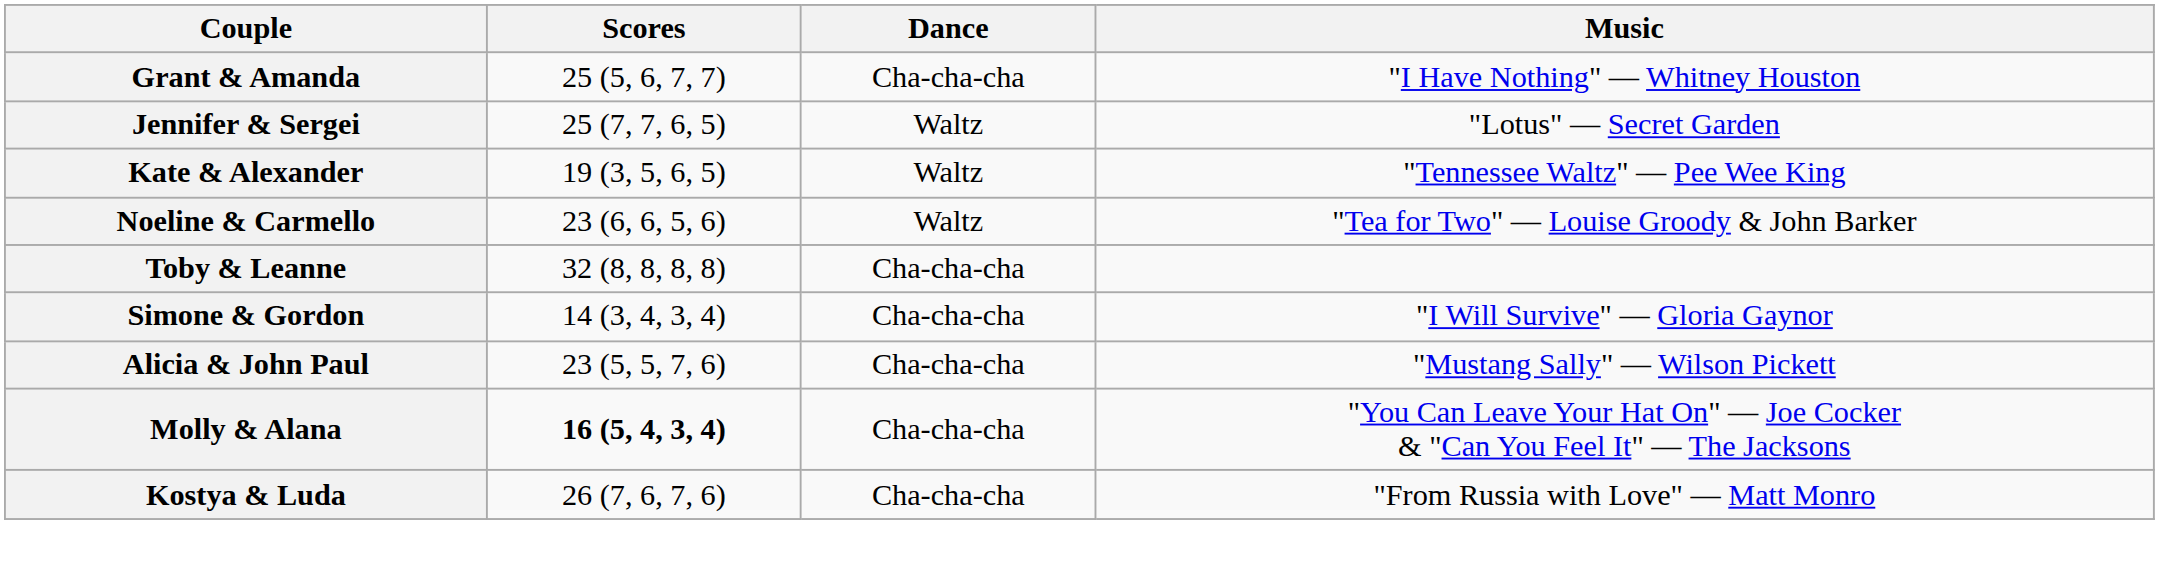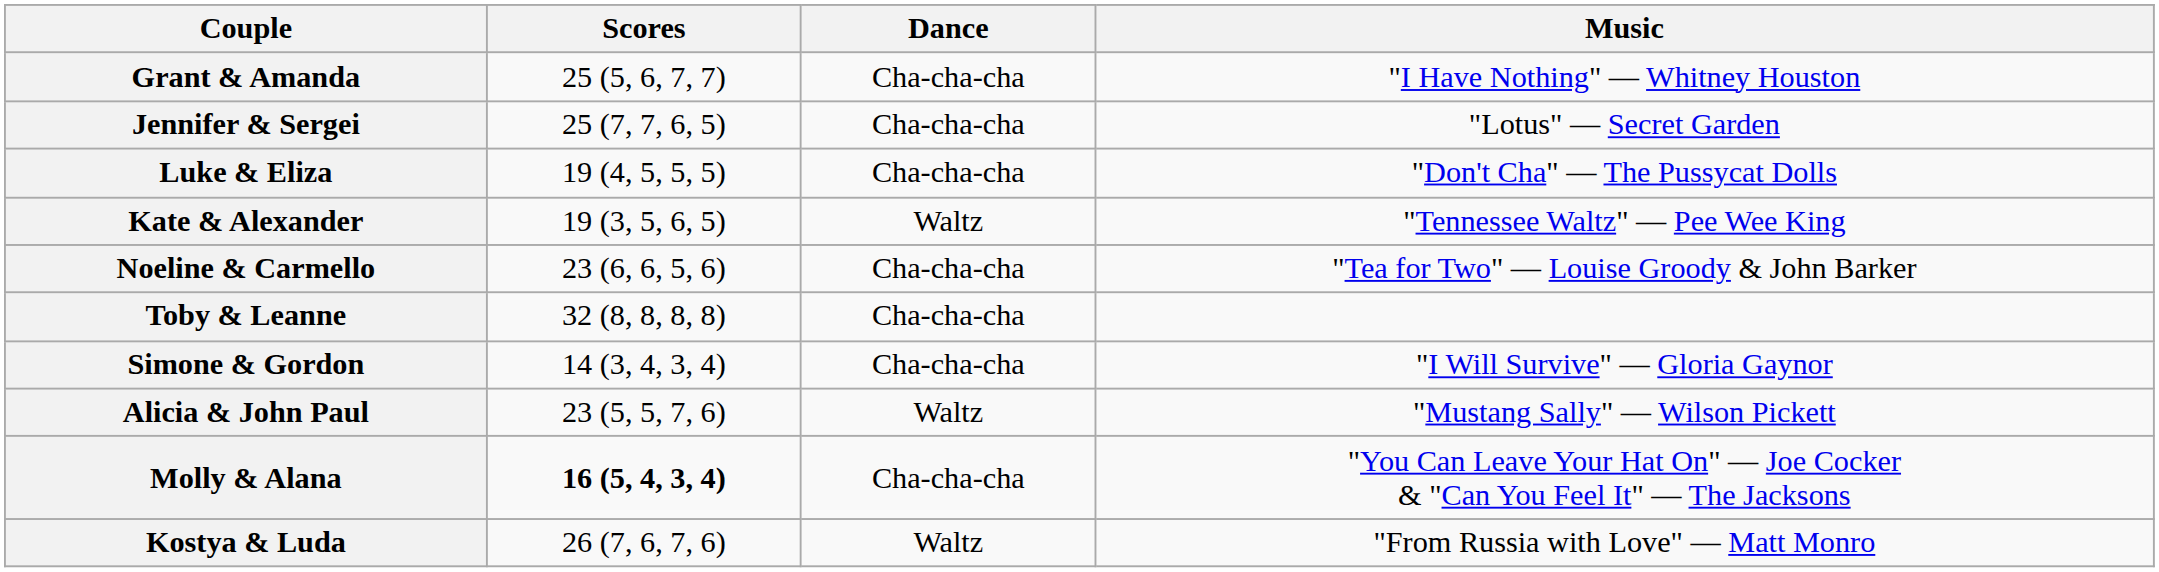(948, 124) Waltz -> (948, 124) Cha-cha-cha
+ row: (246, 172)
(948, 220) Waltz -> (948, 268) Cha-cha-cha
(948, 364) Cha-cha-cha -> (948, 412) Waltz
(948, 494) Cha-cha-cha -> (948, 542) Waltz
